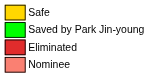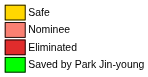rows swapped: (49, 65) <-> (86, 30)
